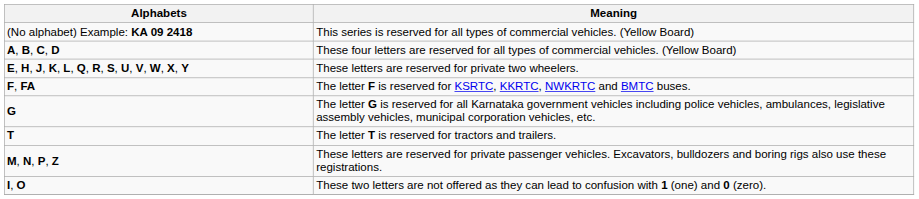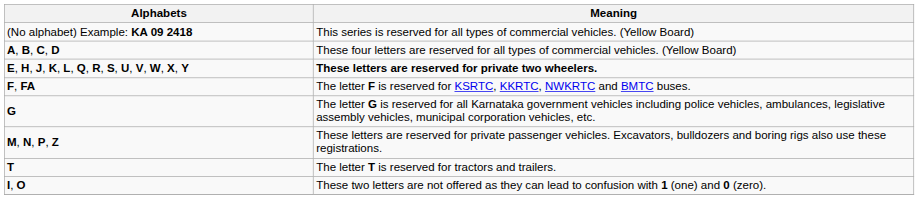(447, 68) normal -> (457, 68) bold
rows swapped: (33, 160) <-> (11, 136)
